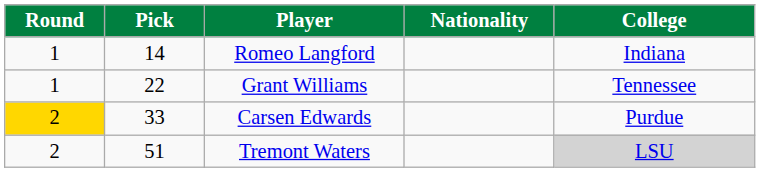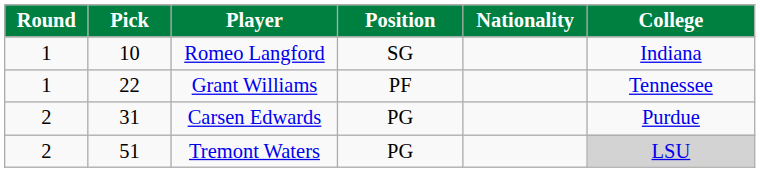+ column: (400, 20)
(155, 53) 14 -> (130, 53) 10
(55, 118) gold background -> (46, 118) no background
(155, 118) 33 -> (130, 118) 31
